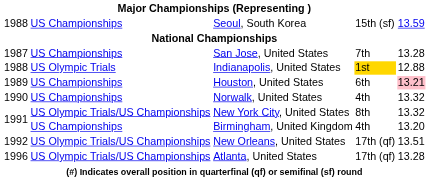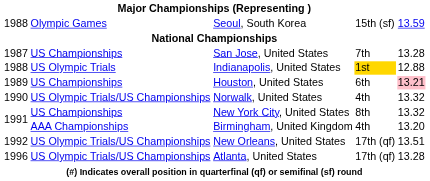(76, 23) US Championships -> (69, 23) Olympic Games
(76, 97) US Championships -> (120, 97) US Olympic Trials/US Championships
(120, 112) US Olympic Trials/US Championships -> (76, 112) US Championships
(76, 127) US Championships -> (79, 127) AAA Championships
